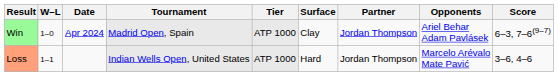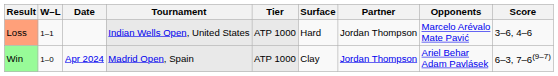rows swapped: (15, 32) <-> (17, 58)
